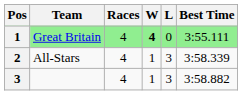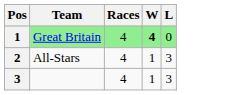- column: (207, 15)
